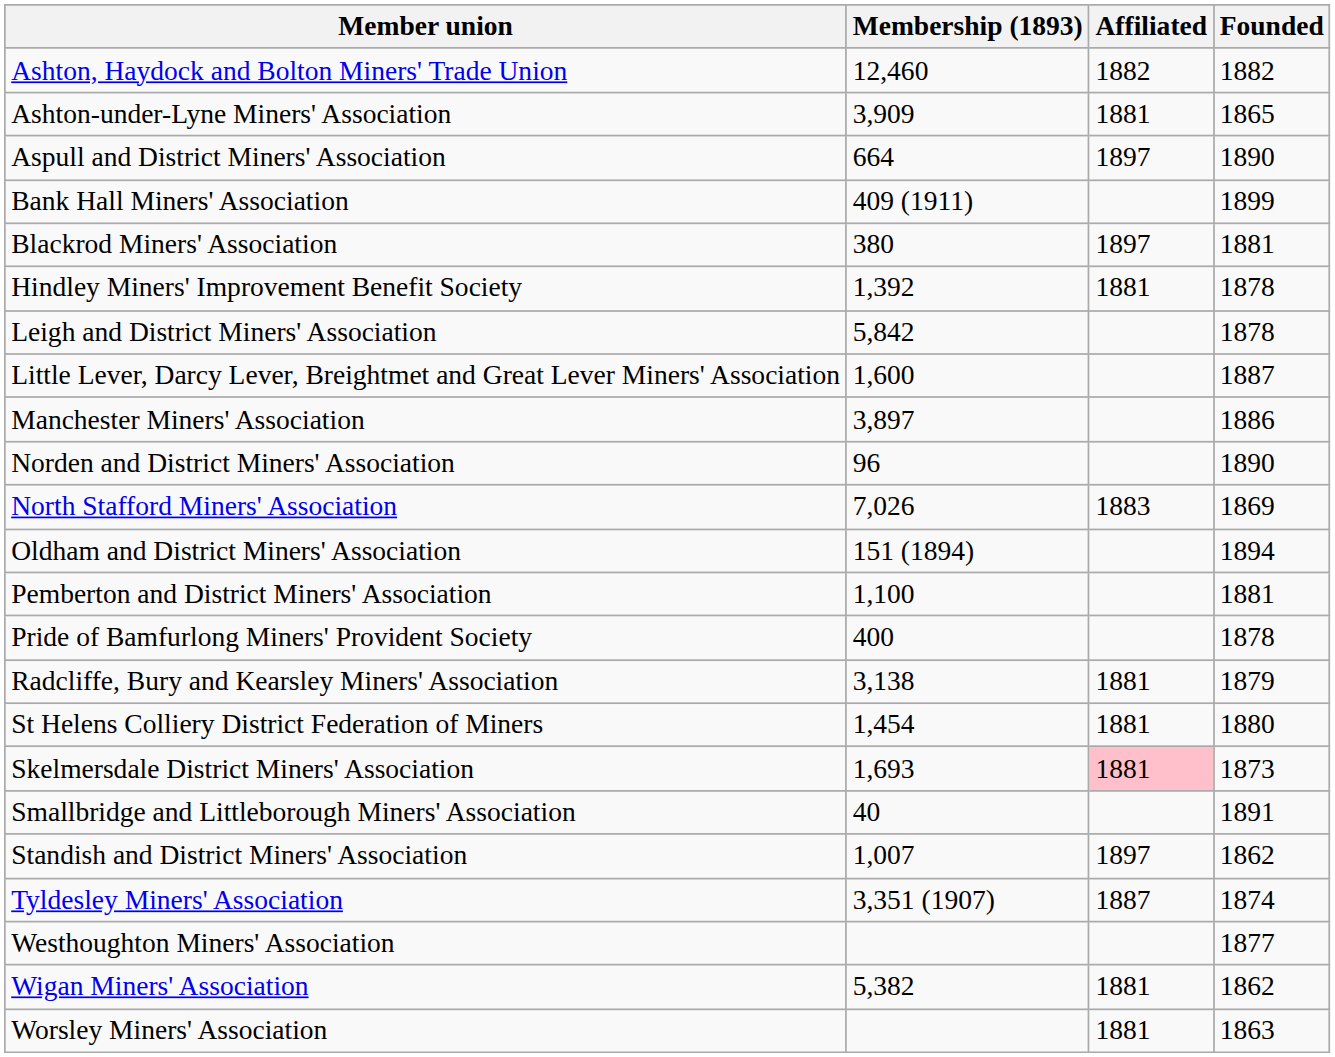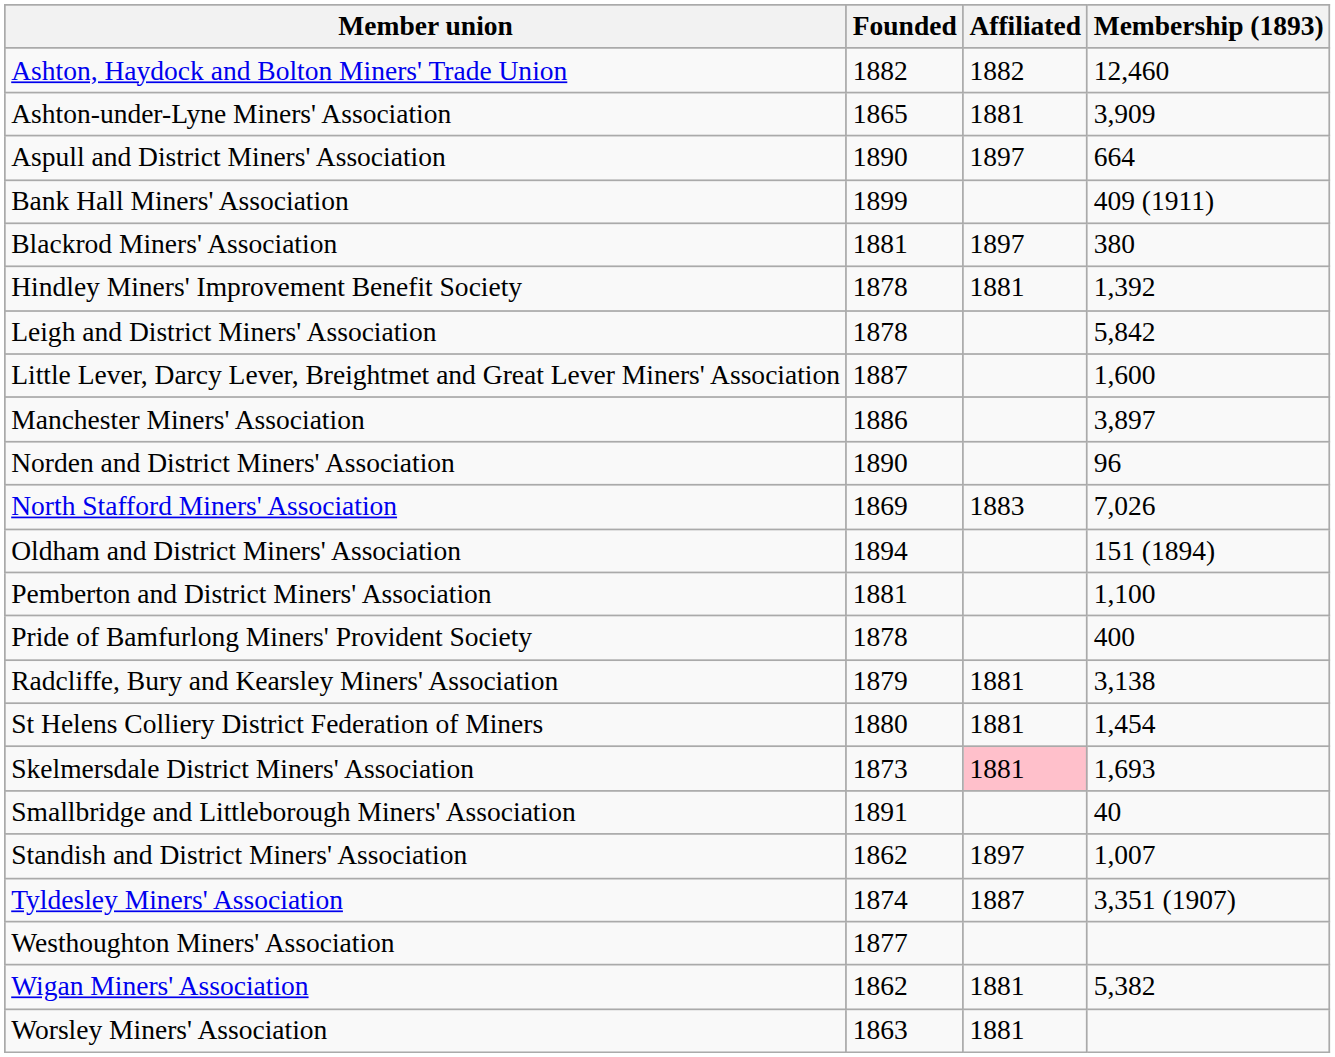columns swapped: (1272, 26) <-> (968, 26)
